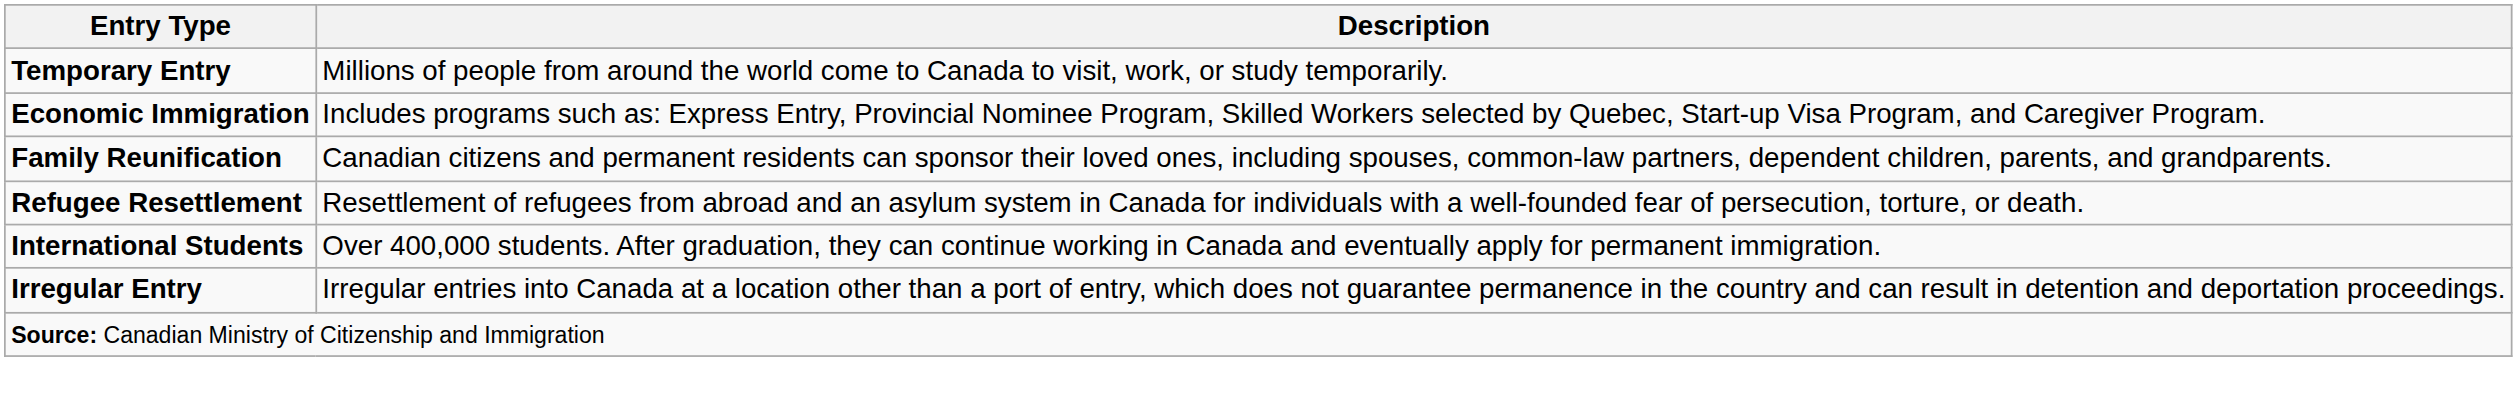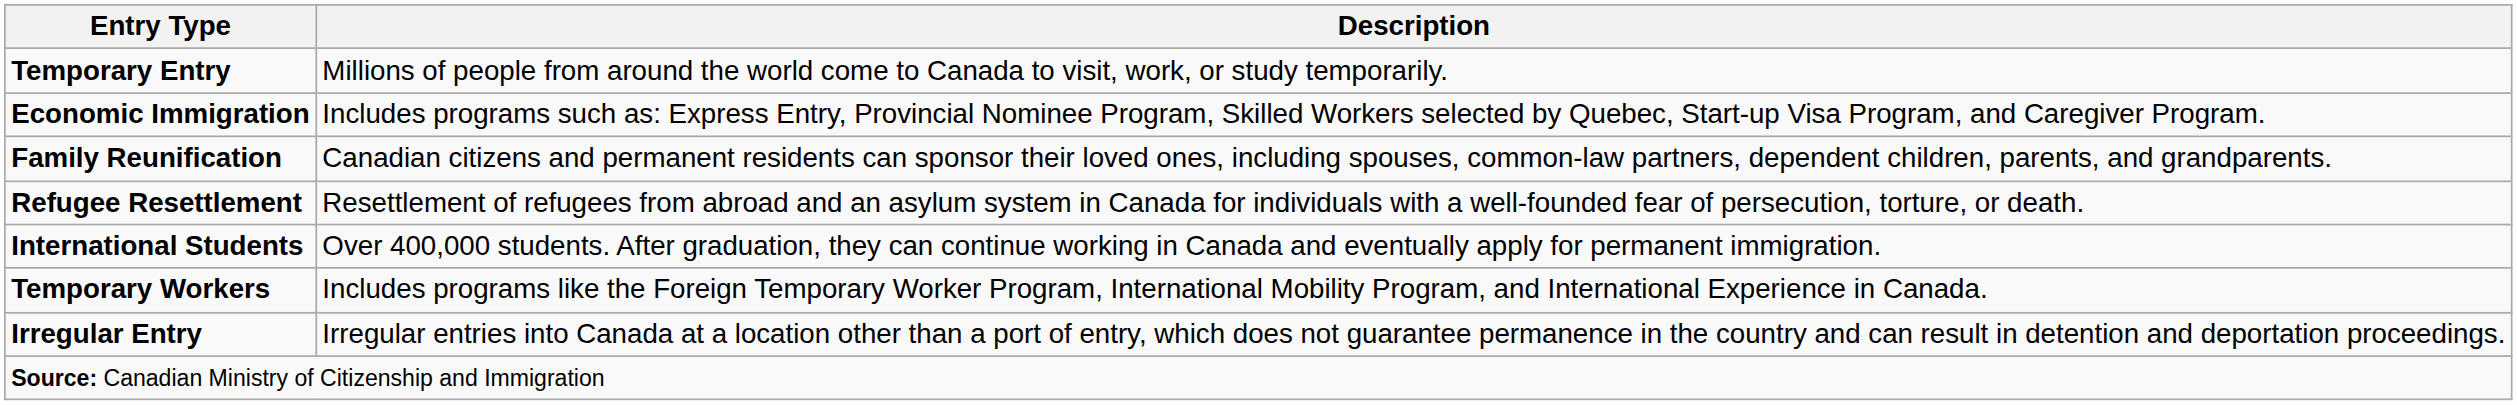+ row: (141, 289)
